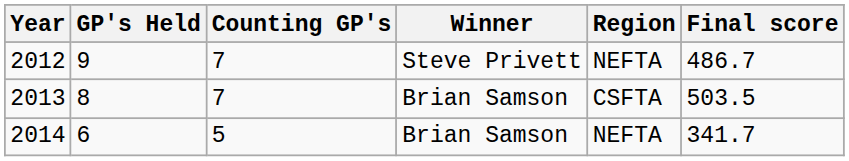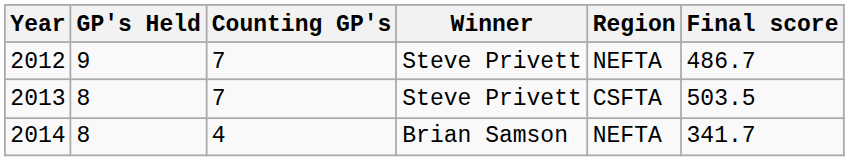(485, 99) Brian Samson -> (492, 99) Steve Privett
(83, 136) 6 -> (83, 136) 8
(219, 136) 5 -> (219, 136) 4
